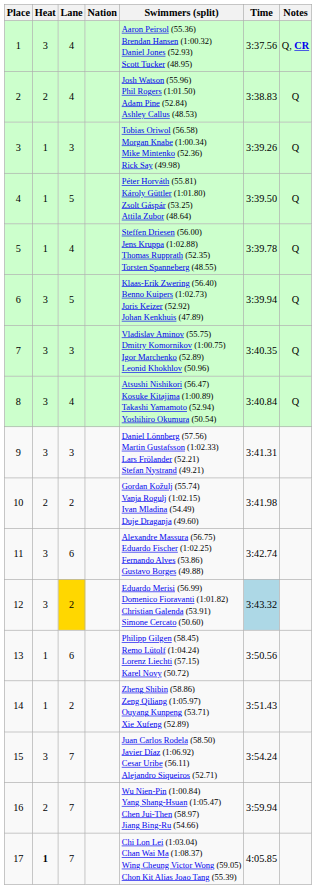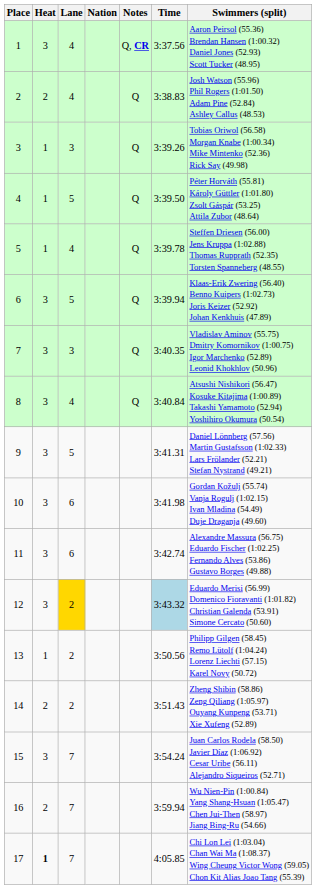columns swapped: (182, 12) <-> (295, 12)
(72, 452) 3 -> (72, 452) 5
(45, 503) 2 -> (45, 503) 3
(72, 503) 2 -> (72, 503) 6
(72, 655) 6 -> (72, 655) 2
(45, 706) 1 -> (45, 706) 2
